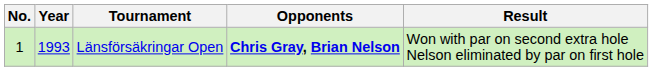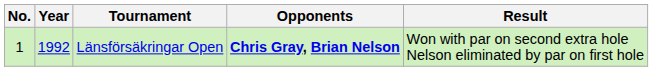(54, 47) 1993 -> (54, 47) 1992
